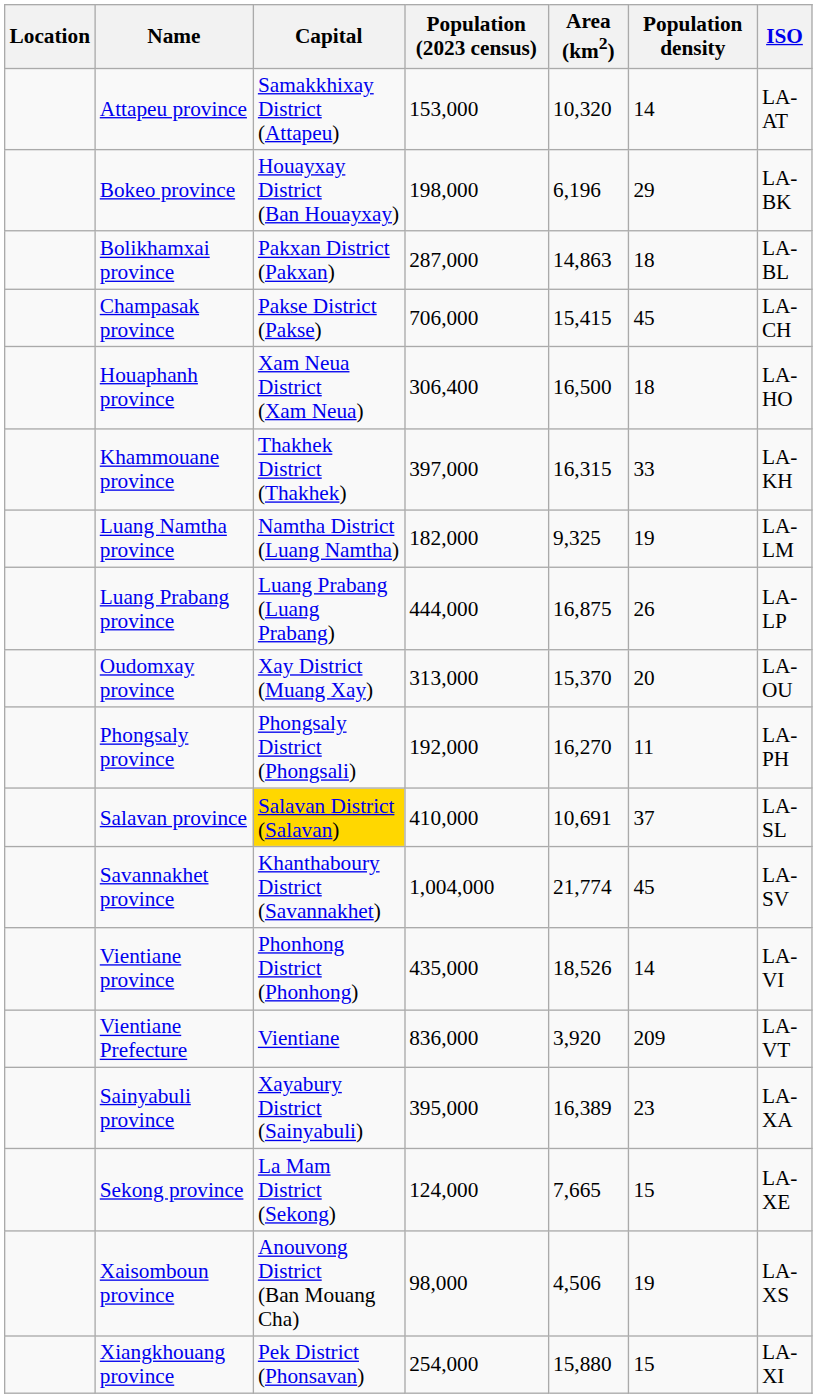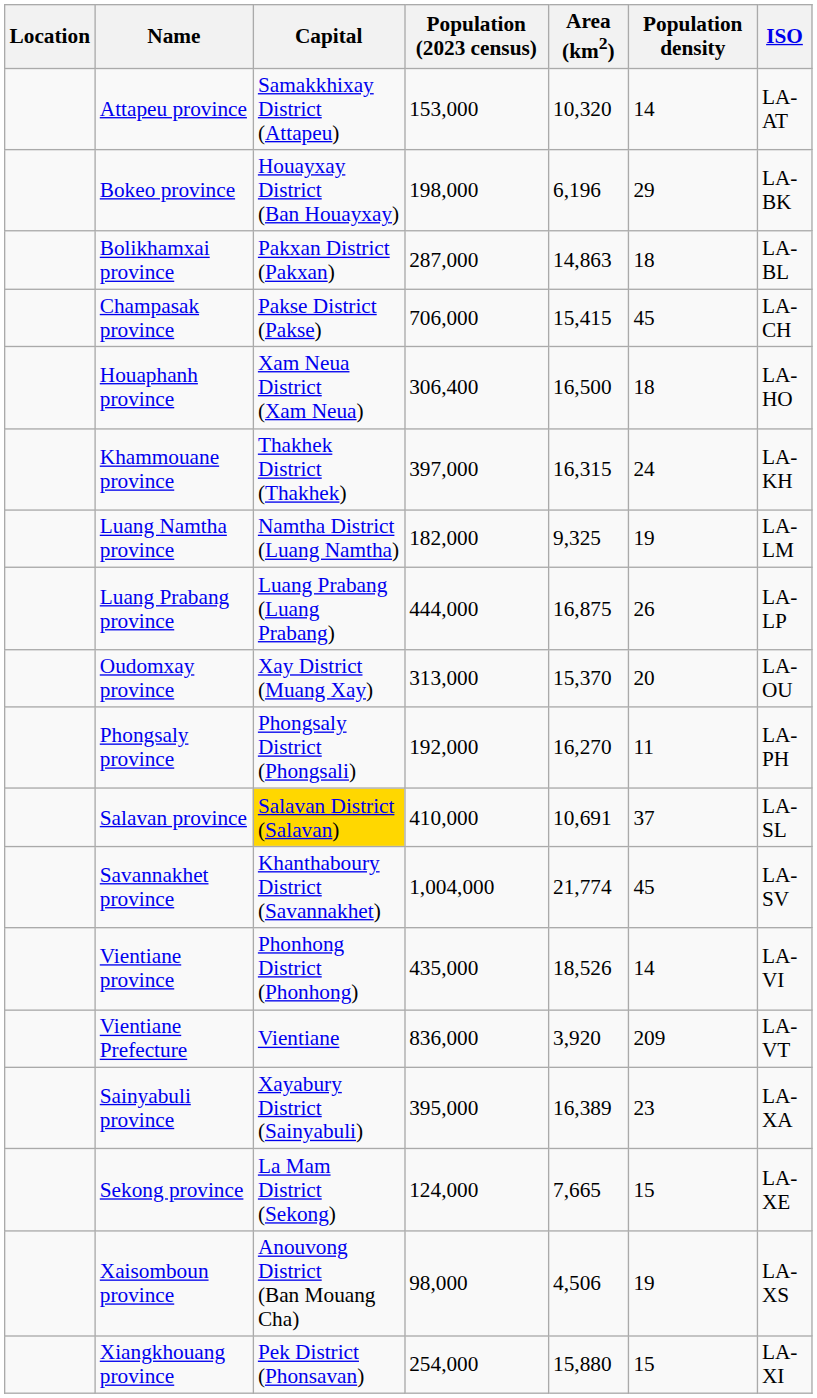(644, 469) 33 -> (644, 469) 24
